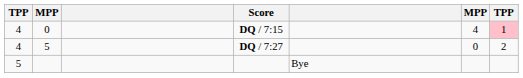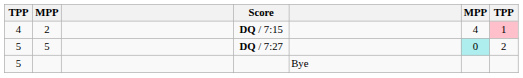(47, 30) 0 -> (47, 30) 2
(19, 47) 4 -> (19, 47) 5
(475, 47) no background -> (475, 47) paleturquoise background
